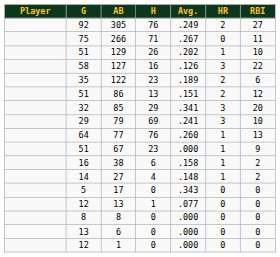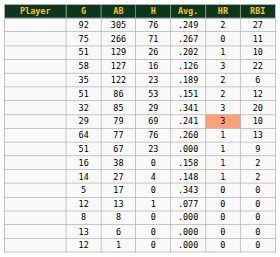(153, 94) 13 -> (153, 94) 53
(223, 121) no background -> (223, 121) lightsalmon background
(153, 163) 6 -> (153, 163) 0
